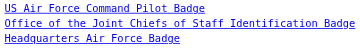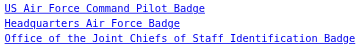rows swapped: (180, 24) <-> (92, 39)
